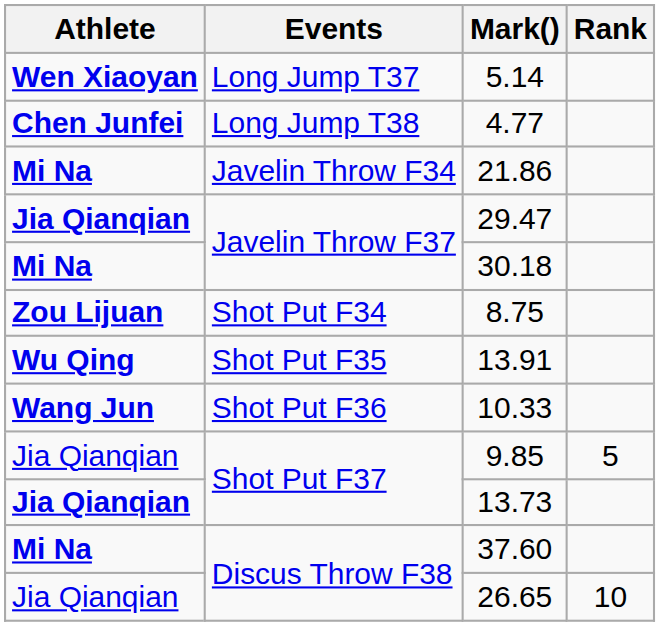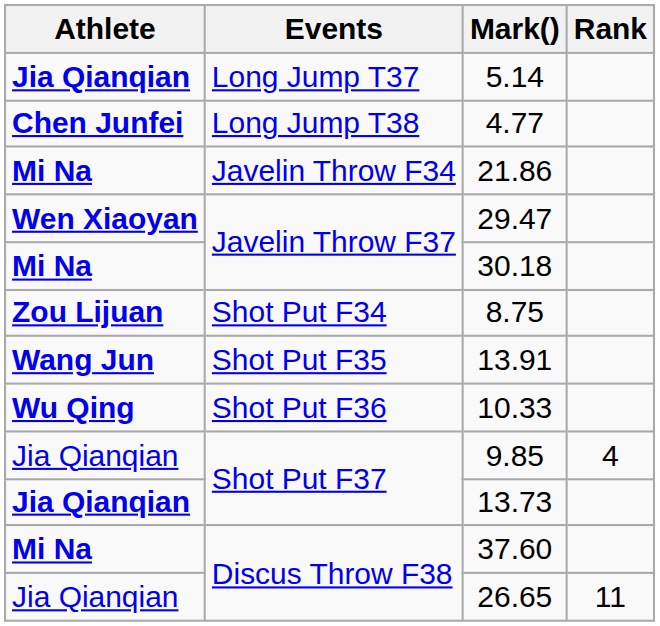(105, 76) Wen Xiaoyan -> (101, 76) Jia Qianqian
(101, 218) Jia Qianqian -> (105, 218) Wen Xiaoyan
(73, 360) Wu Qing -> (83, 360) Wang Jun
(83, 408) Wang Jun -> (73, 408) Wu Qing
(610, 455) 5 -> (610, 455) 4
(610, 597) 10 -> (610, 597) 11
